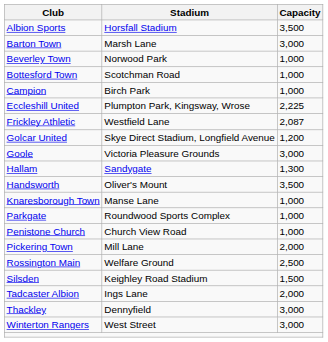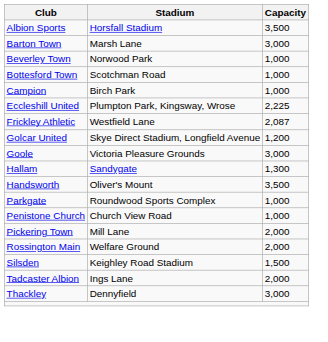- row: (53, 200)
(292, 263) 2,500 -> (277, 247) 2,000
- row: (48, 325)
